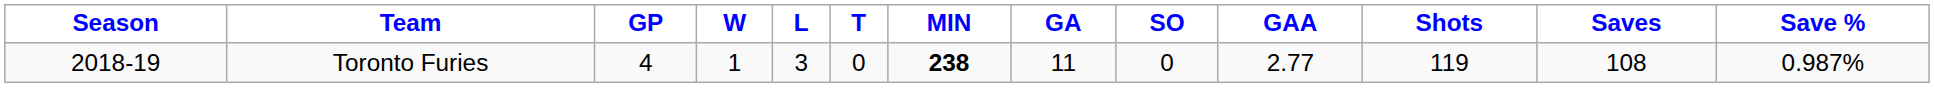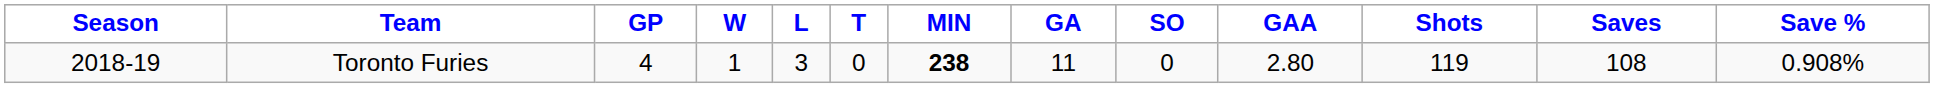(1290, 62) 2.77 -> (1290, 62) 2.80
(1823, 62) 0.987% -> (1823, 62) 0.908%
